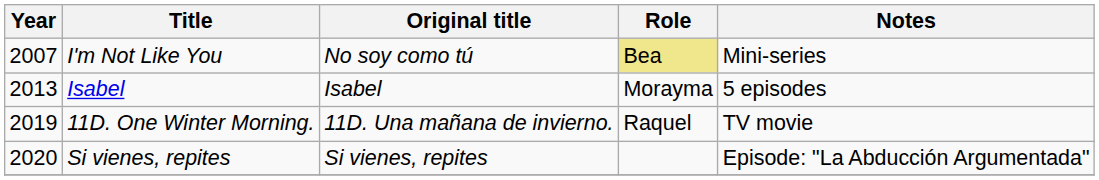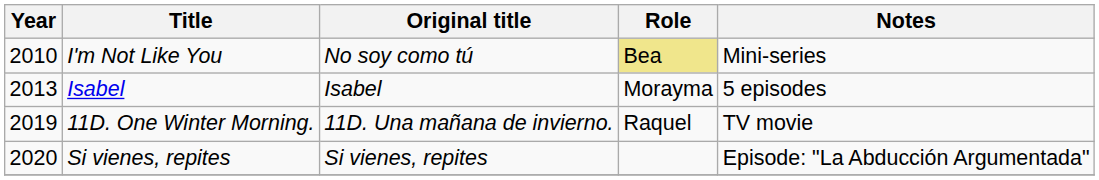(33, 55) 2007 -> (33, 55) 2010
